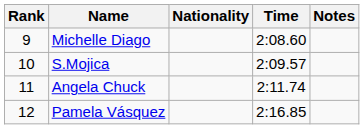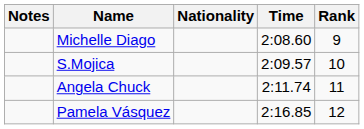columns swapped: (26, 16) <-> (334, 16)
